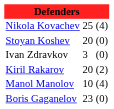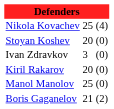(102, 69) (2) -> (102, 69) (0)
(88, 84) 10 -> (88, 84) 25
(102, 84) (4) -> (102, 84) (0)
(88, 98) 23 -> (88, 98) 21
(102, 98) (0) -> (102, 98) (2)
